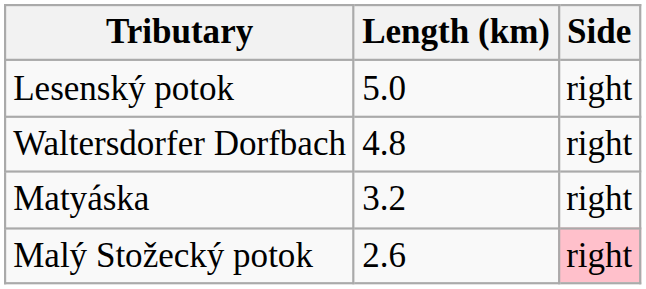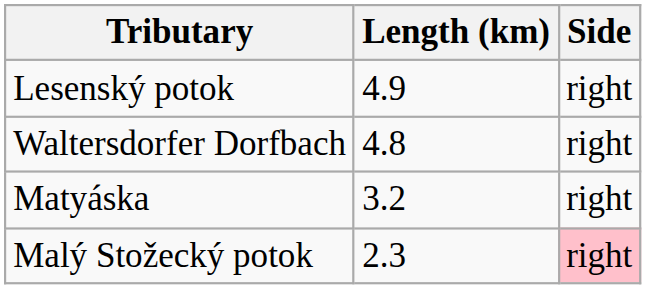(384, 87) 5.0 -> (384, 87) 4.9
(384, 254) 2.6 -> (384, 254) 2.3
